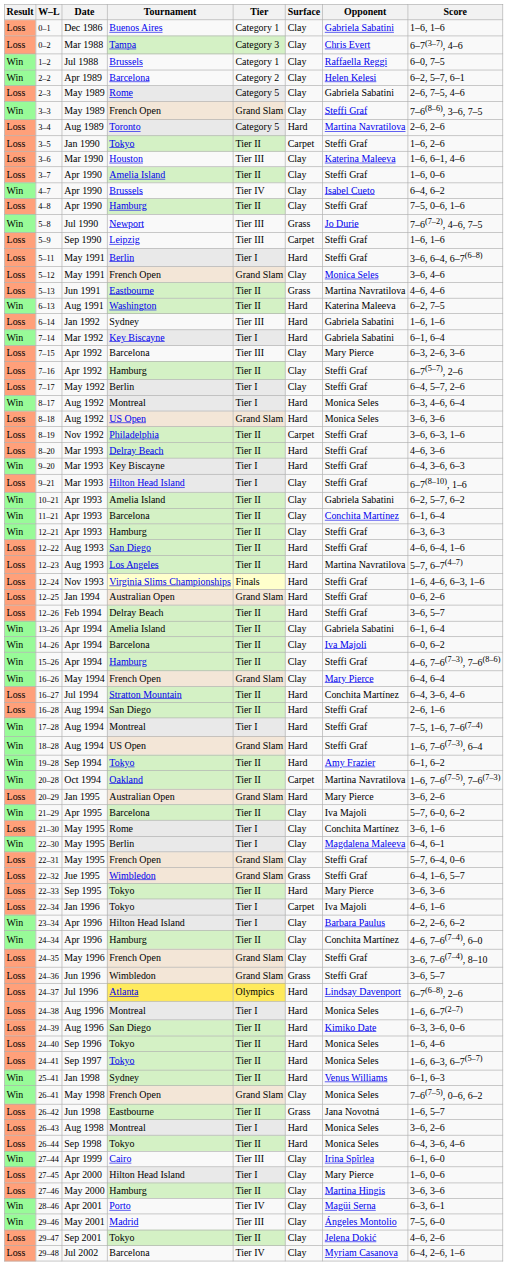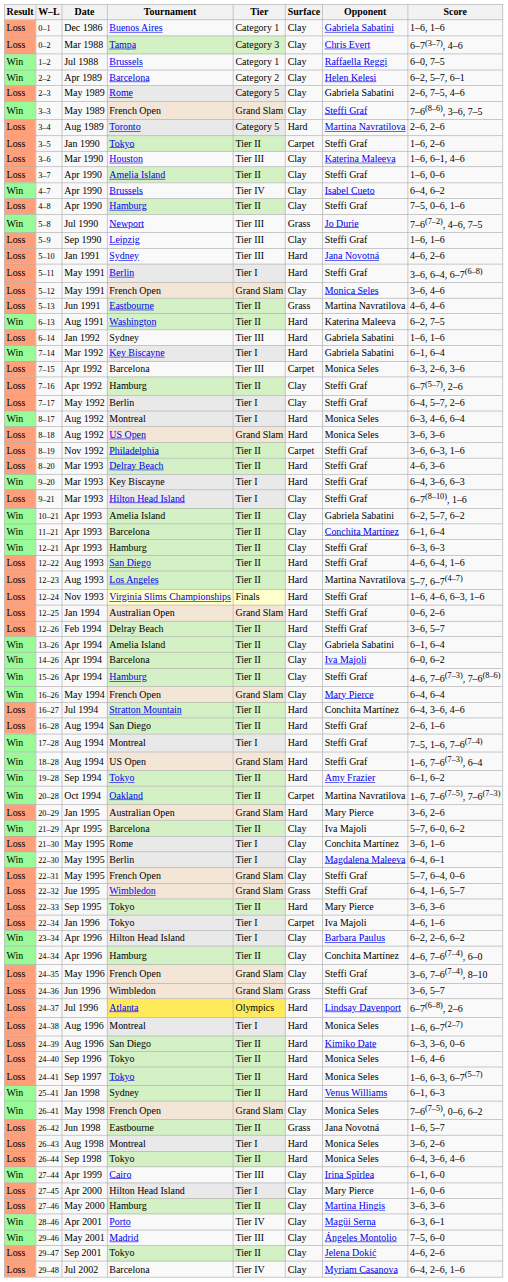(301, 240) Carpet -> (297, 240) Clay
+ row: (46, 257)
(297, 353) Clay -> (301, 369) Carpet
(349, 353) Mary Pierce -> (352, 369) Monica Seles
